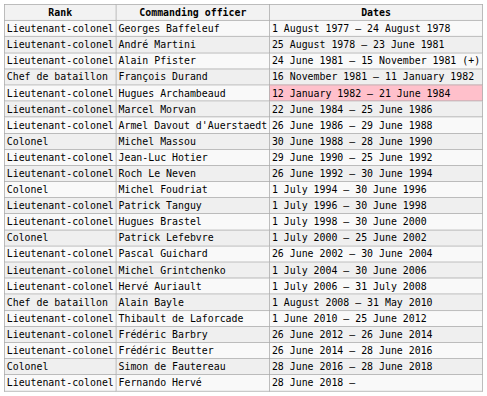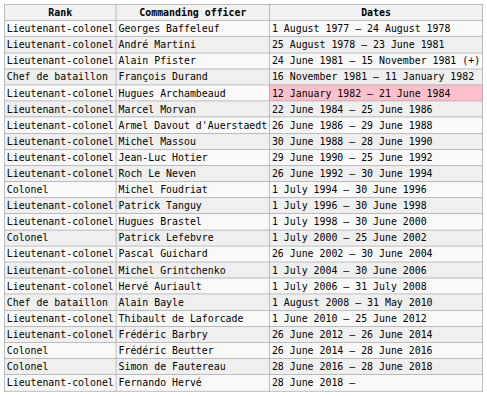(28, 141) Colonel -> (60, 141) Lieutenant-colonel
(60, 351) Lieutenant-colonel -> (28, 351) Colonel
